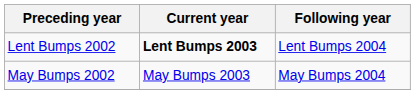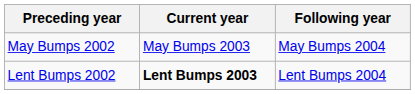rows swapped: (62, 47) <-> (61, 75)
